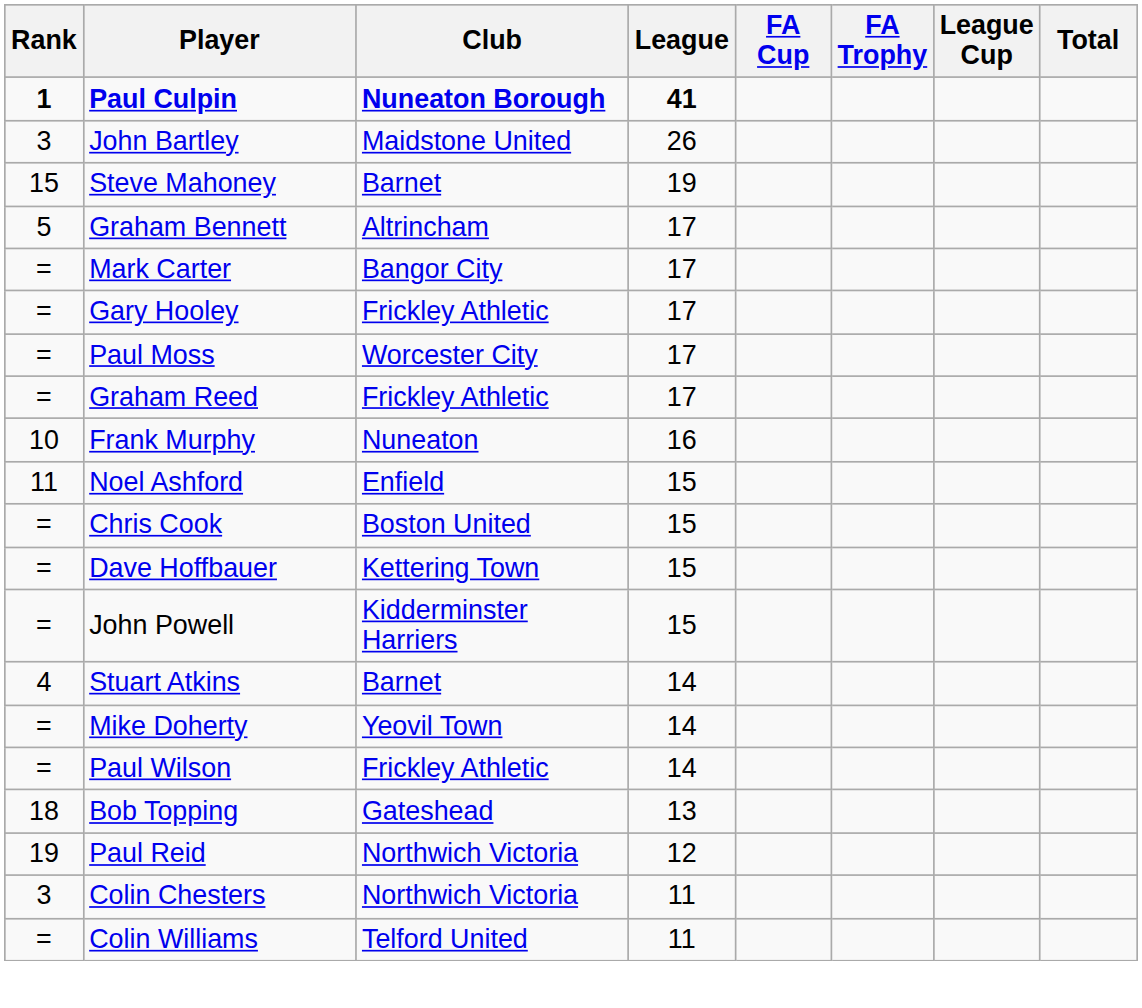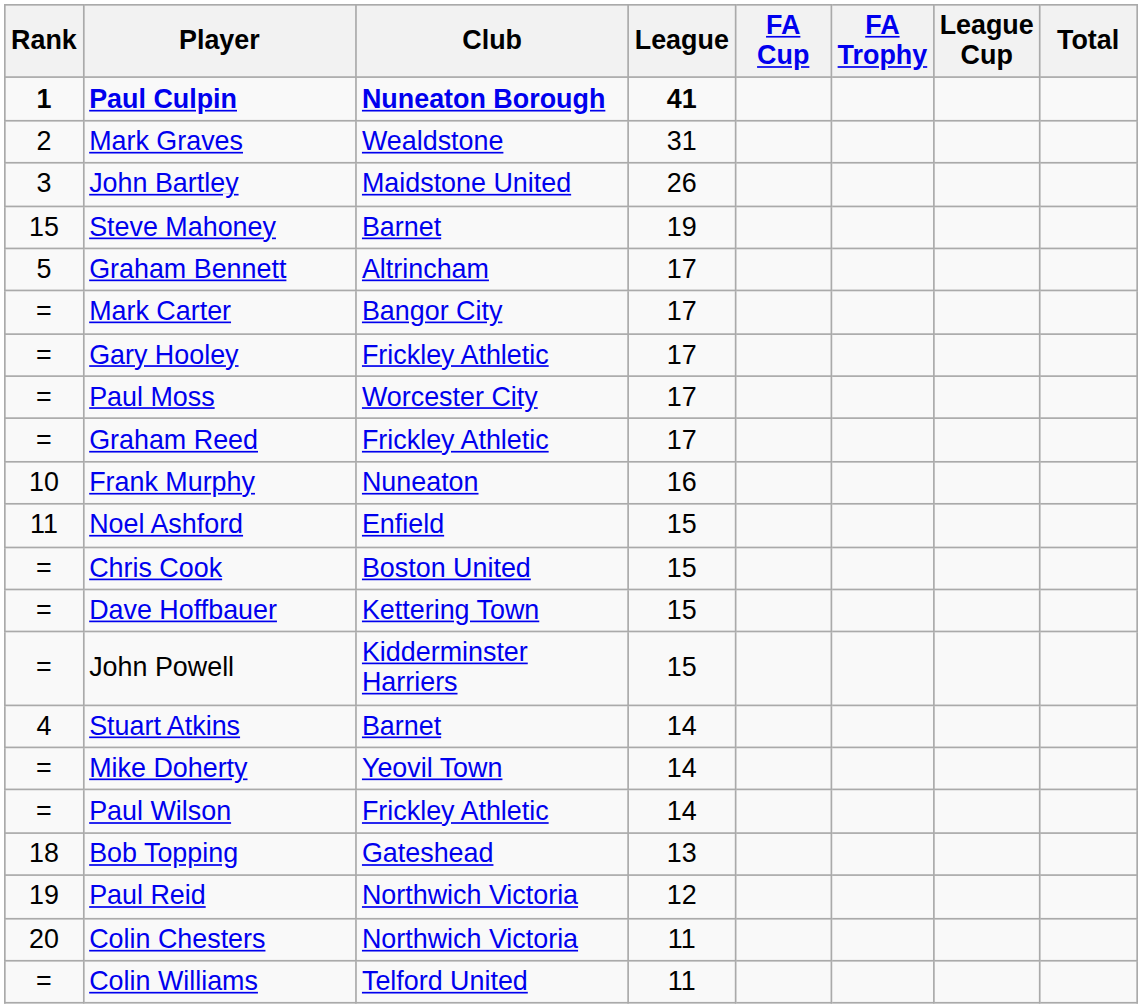+ row: (166, 141)
(44, 896) 3 -> (44, 938) 20
